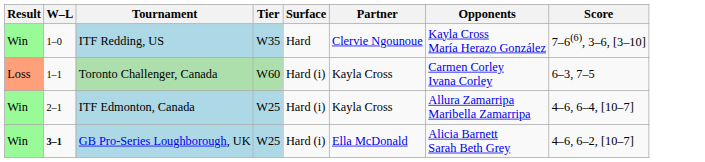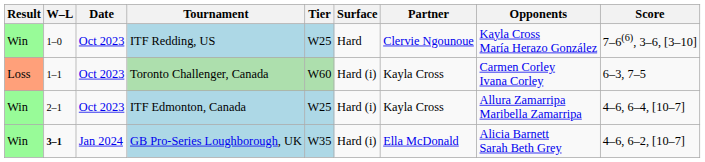+ column: (102, 14)
(268, 40) W35 -> (319, 40) W25
(268, 140) W25 -> (319, 140) W35
